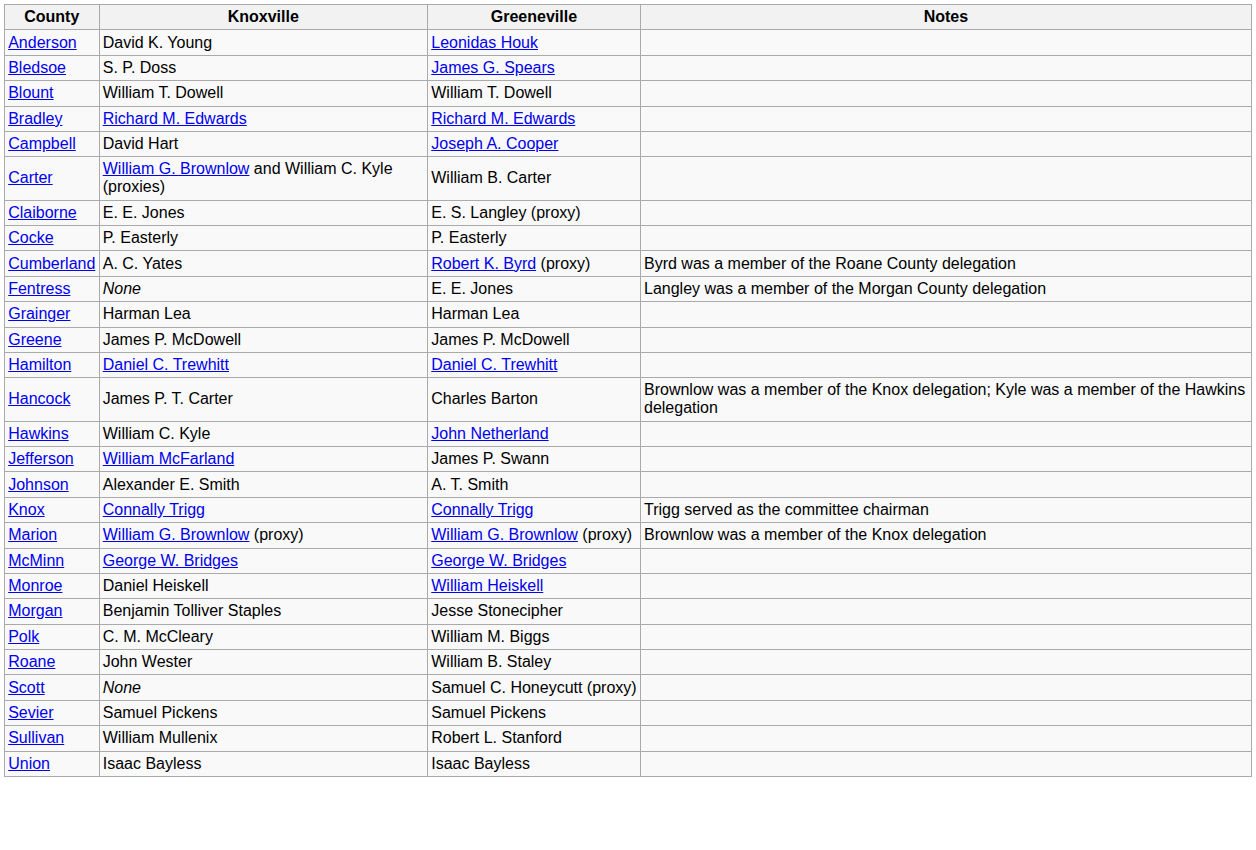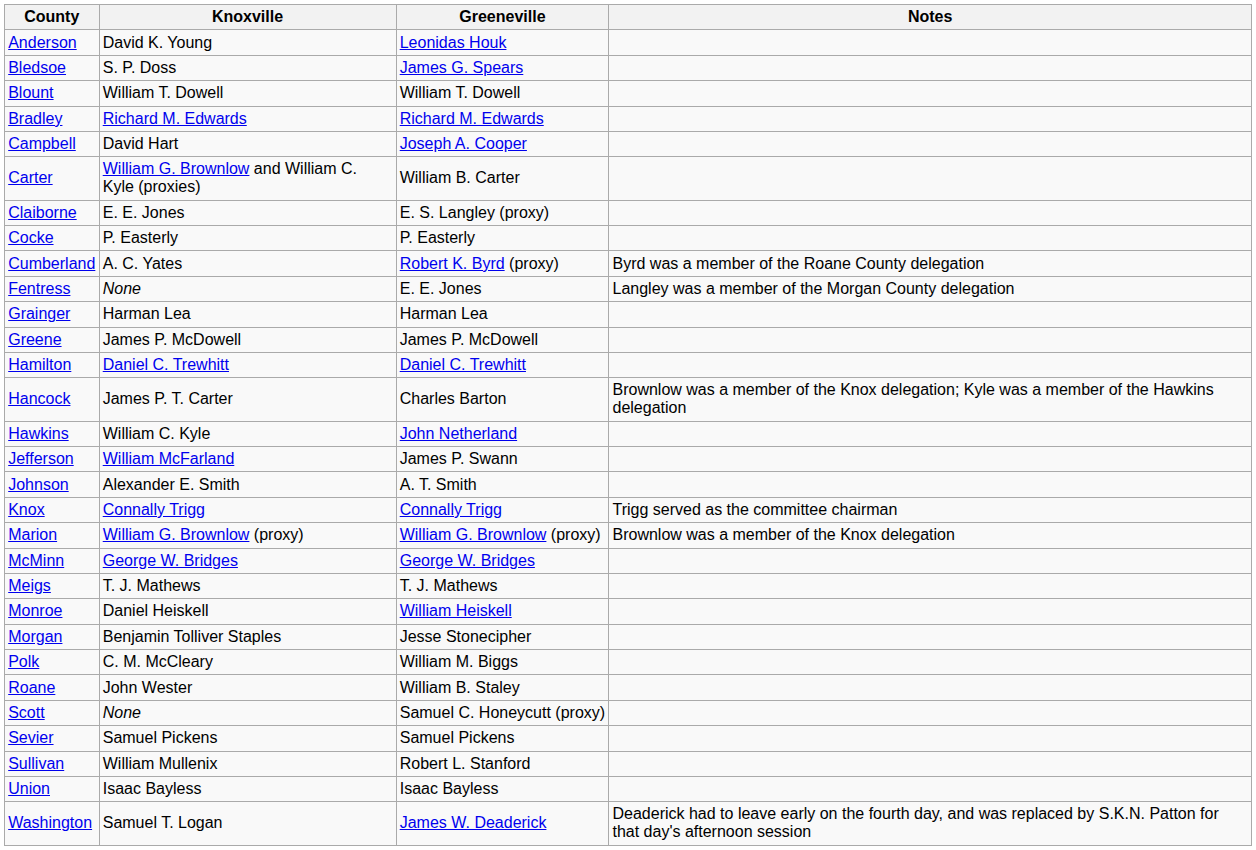+ row: (30, 586)
+ row: (50, 823)
